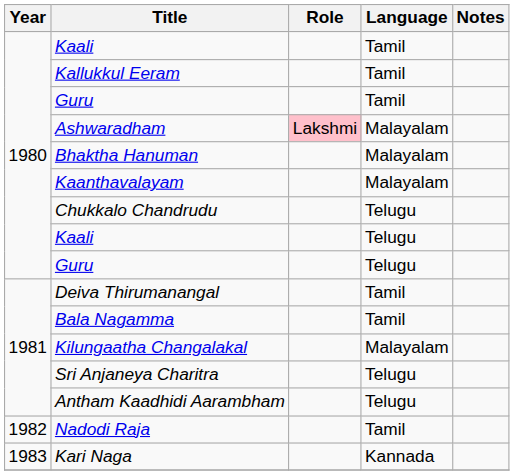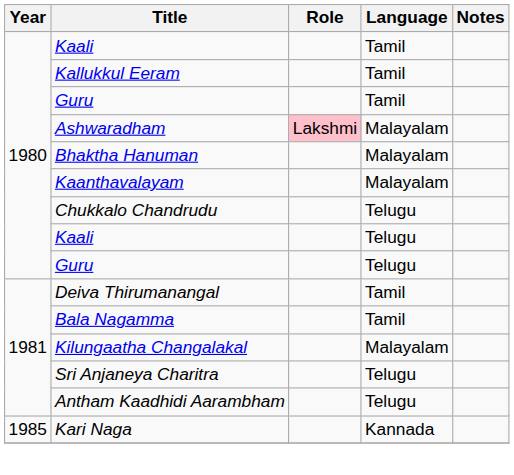- row: (102, 429)
(28, 456) 1983 -> (28, 429) 1985
